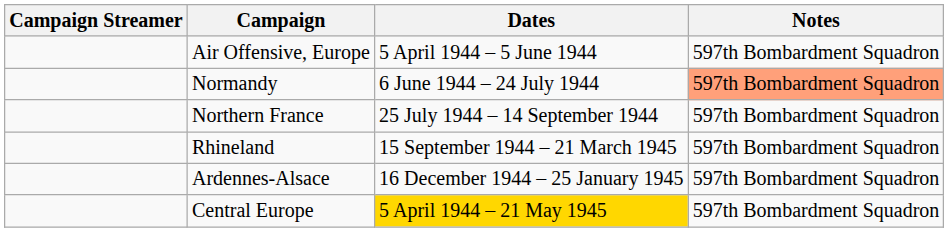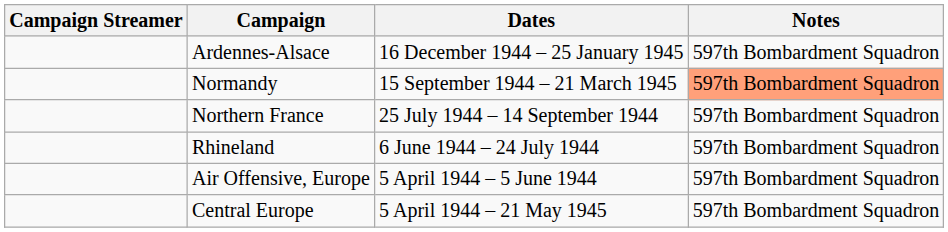rows swapped: (281, 52) <-> (261, 178)
(489, 83) 6 June 1944 – 24 July 1944 -> (528, 83) 15 September 1944 – 21 March 1945
(528, 147) 15 September 1944 – 21 March 1945 -> (489, 147) 6 June 1944 – 24 July 1944
(493, 210) gold background -> (493, 210) no background
